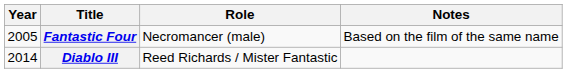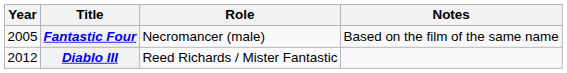(22, 57) 2014 -> (22, 57) 2012
